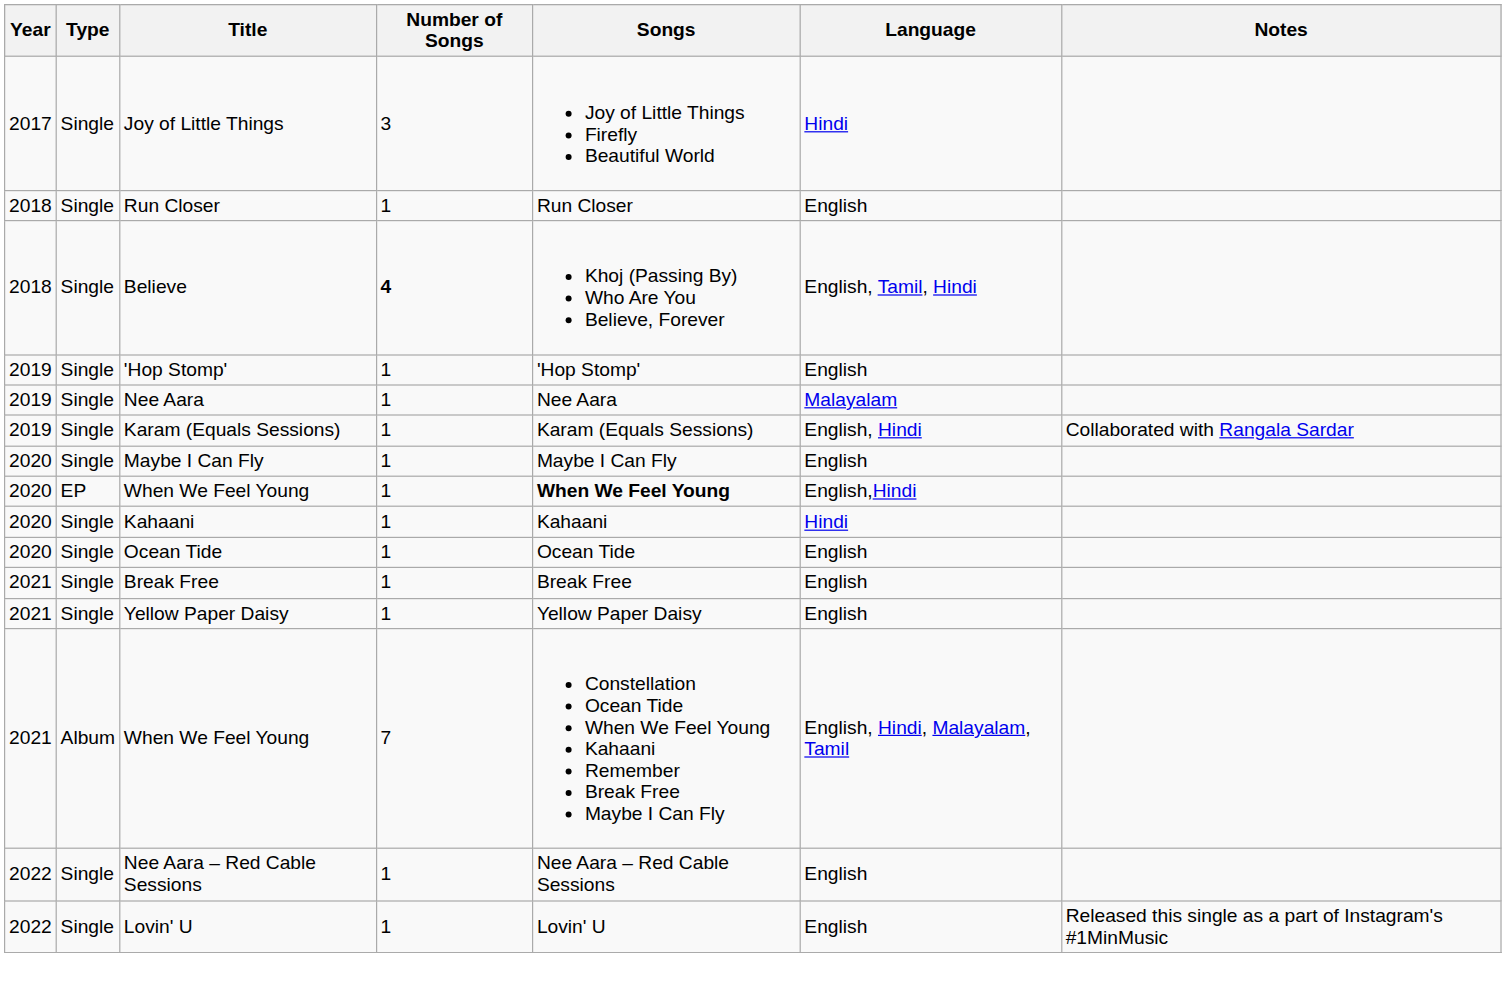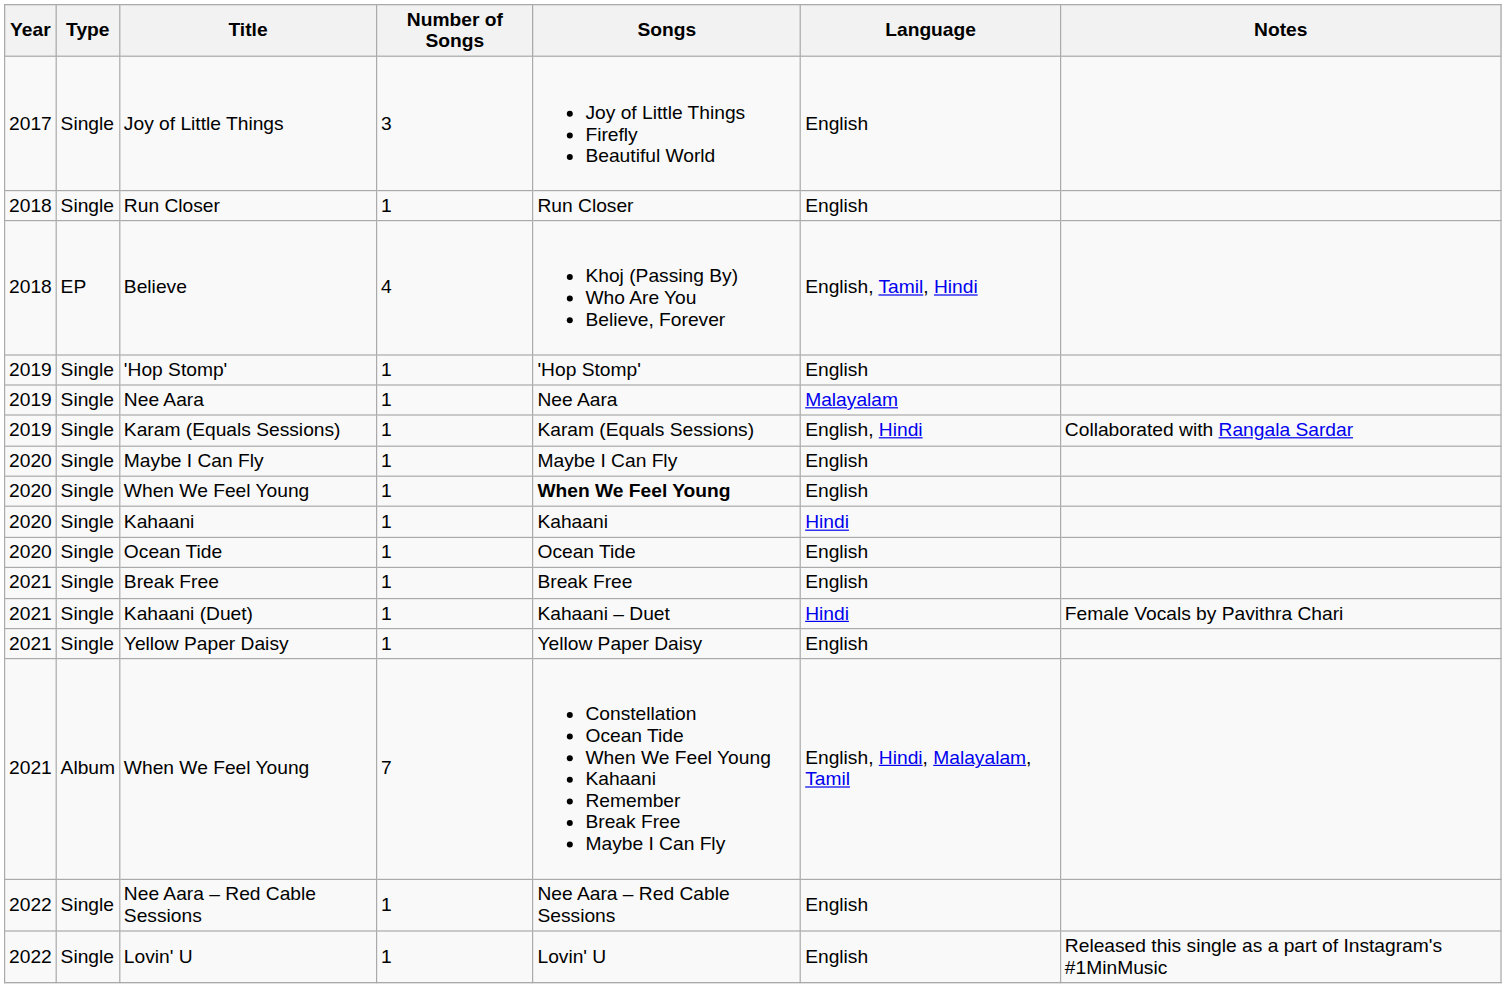(826, 123) Hindi -> (837, 123) English
(87, 287) Single -> (73, 287) EP
(386, 287) bold -> (386, 287) normal
(73, 491) EP -> (87, 491) Single
(860, 491) English,Hindi -> (837, 491) English
+ row: (30, 613)
